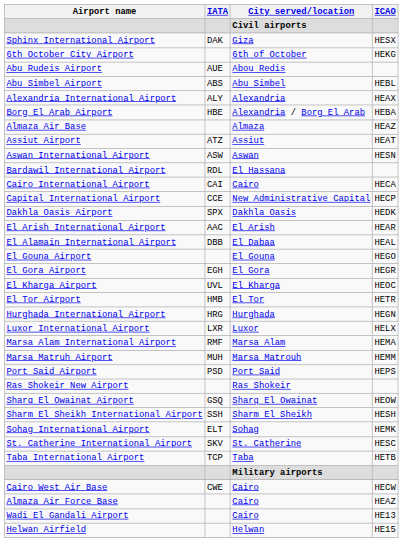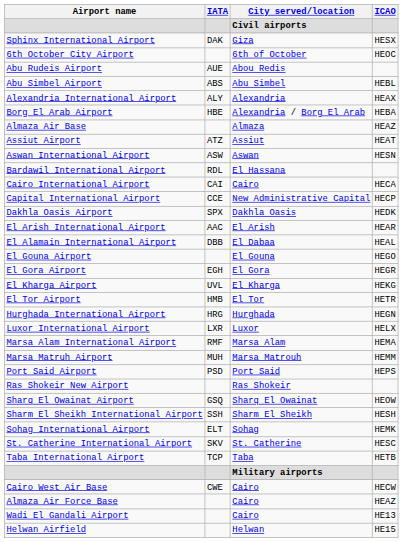(385, 55) HEKG -> (385, 55) HEOC
(385, 285) HEOC -> (385, 285) HEKG
